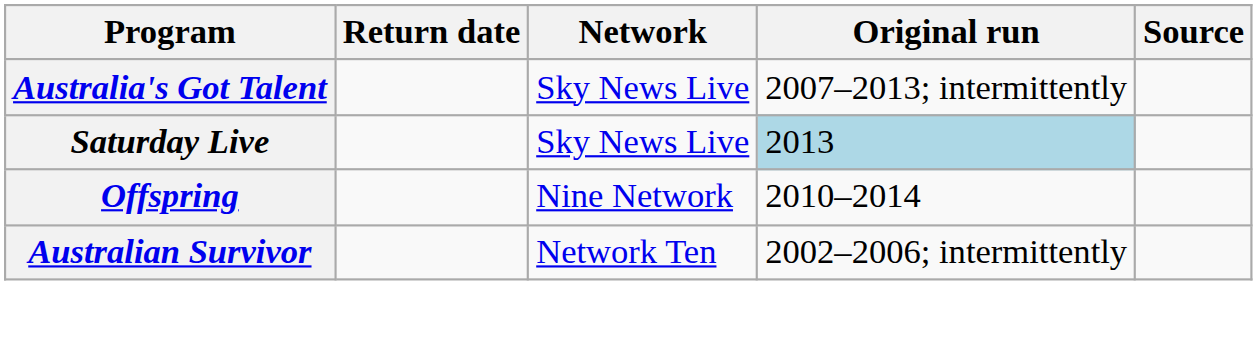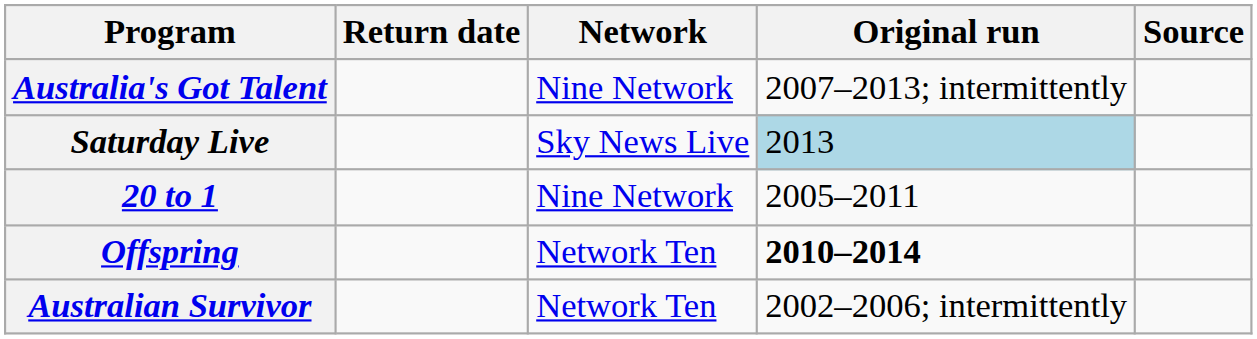(643, 86) Sky News Live -> (635, 86) Nine Network
+ row: (170, 196)
(635, 196) Nine Network -> (626, 251) Network Ten
(843, 196) normal -> (843, 251) bold
